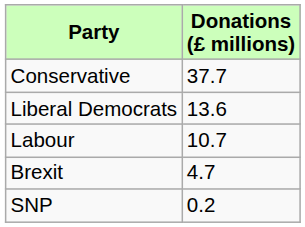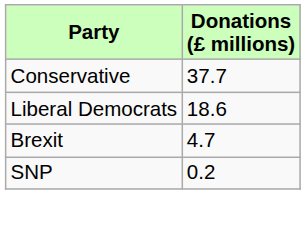(207, 108) 13.6 -> (207, 108) 18.6
- row: (43, 141)
